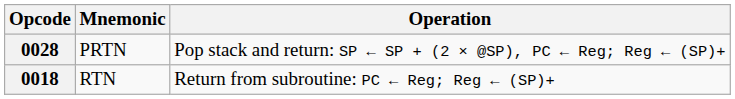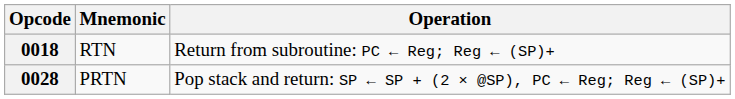rows swapped: (40, 79) <-> (40, 49)
